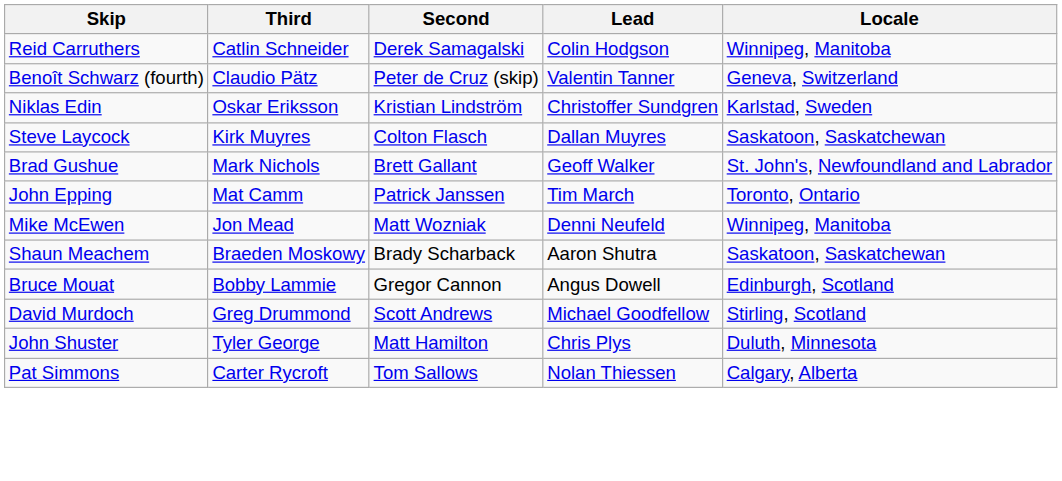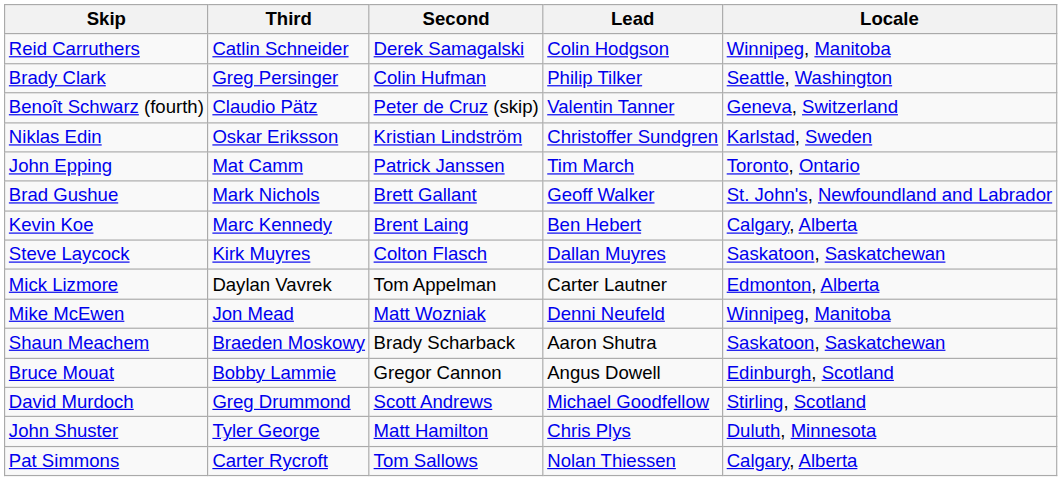+ row: (57, 78)
rows swapped: (60, 195) <-> (69, 136)
+ row: (51, 225)
+ row: (64, 284)
